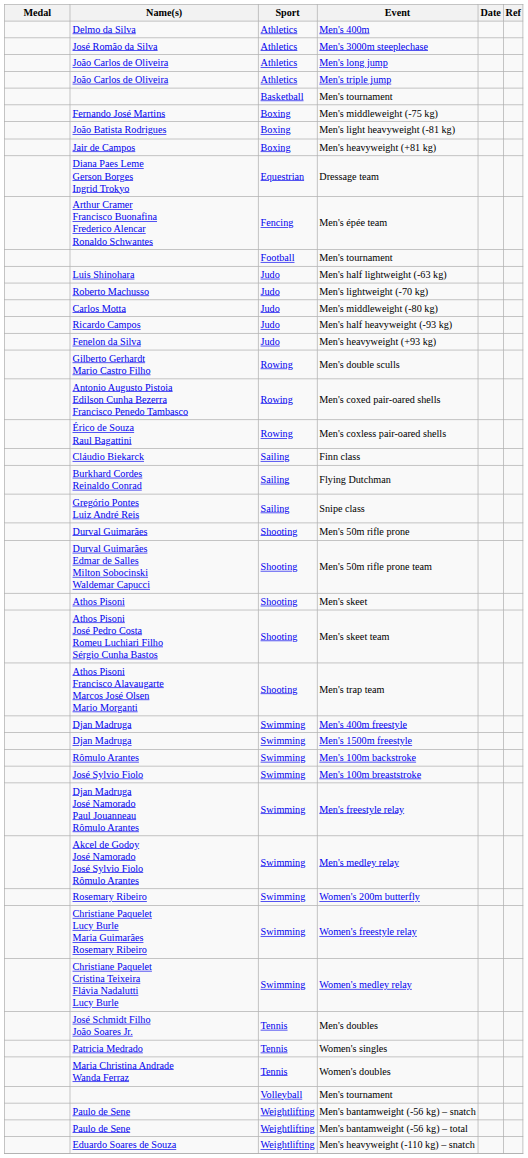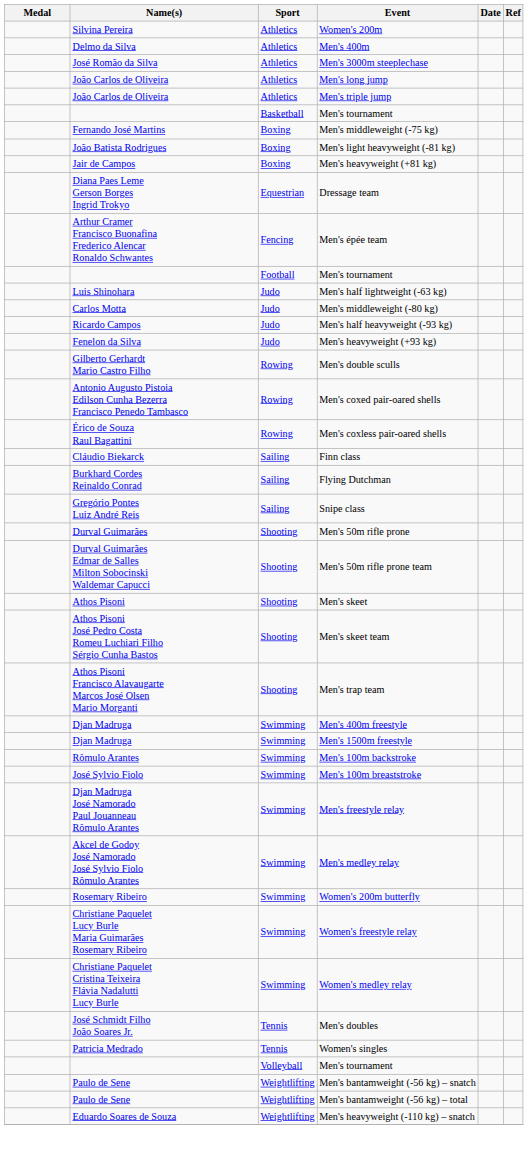+ row: (279, 29)
- row: (270, 291)
- row: (274, 1071)
